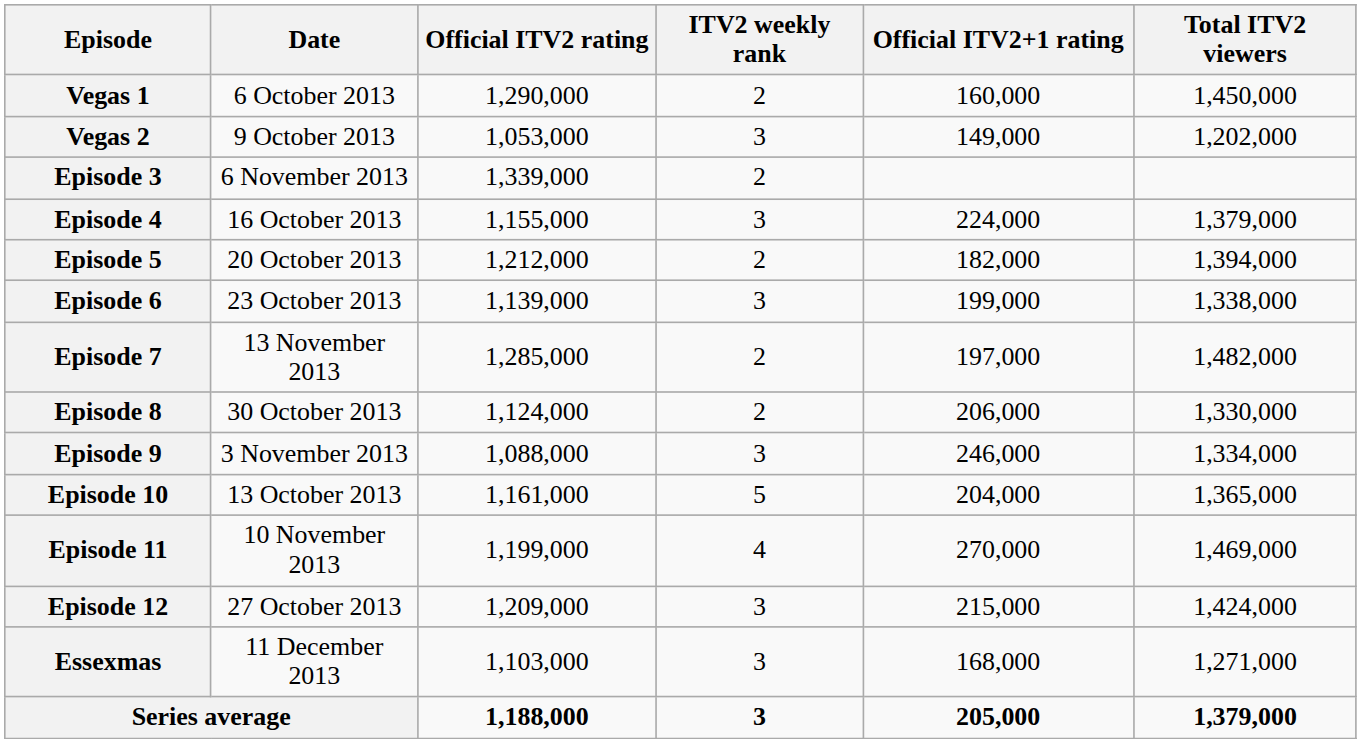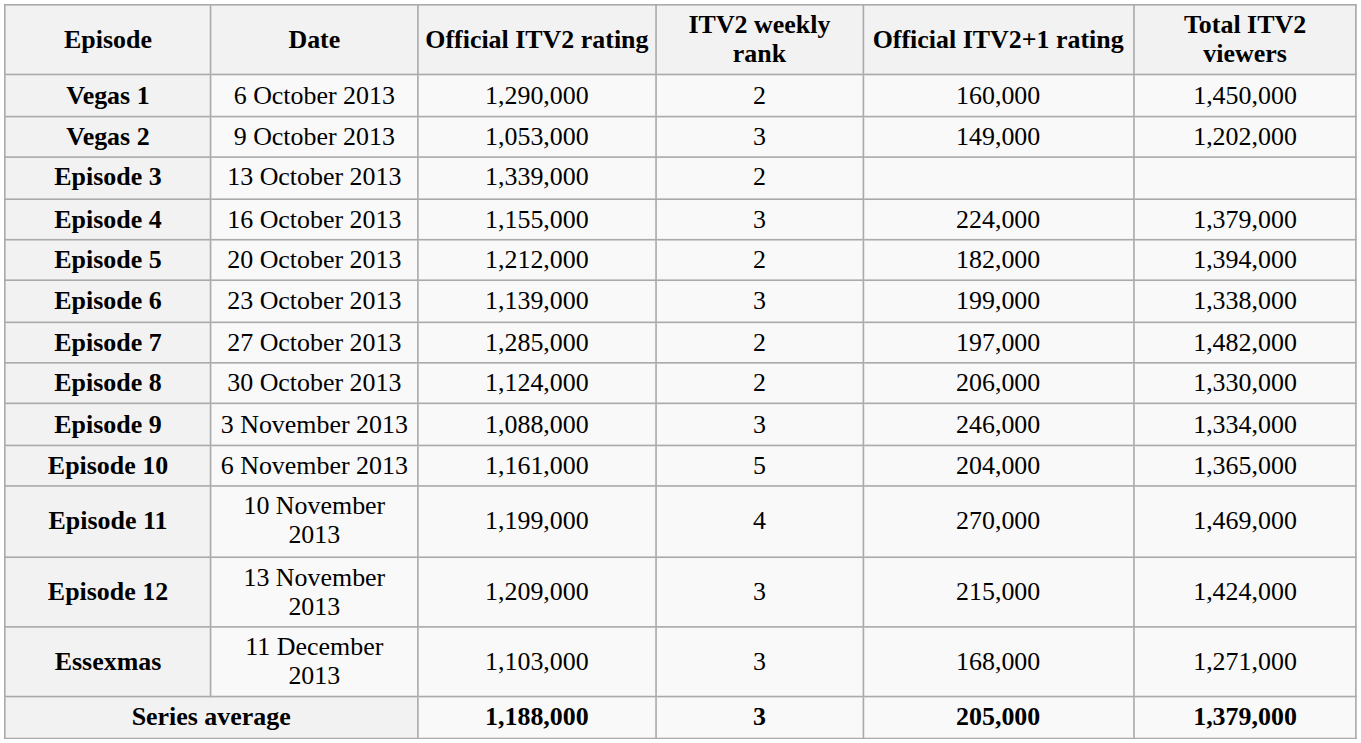(314, 177) 6 November 2013 -> (314, 177) 13 October 2013
(314, 356) 13 November 2013 -> (314, 341) 27 October 2013
(314, 494) 13 October 2013 -> (314, 465) 6 November 2013
(314, 605) 27 October 2013 -> (314, 591) 13 November 2013
